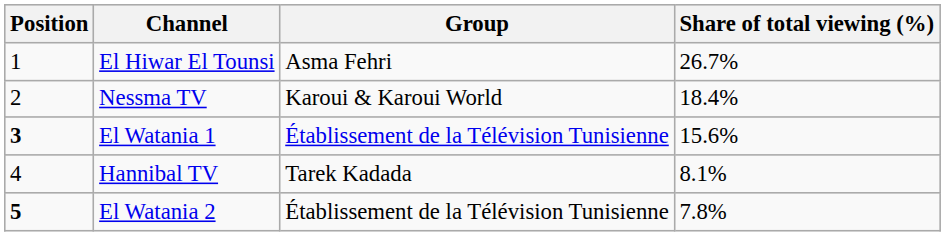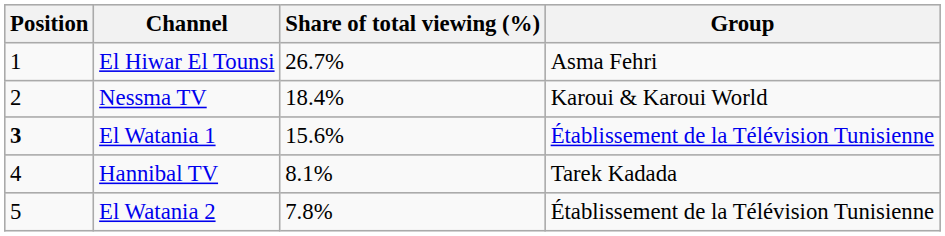columns swapped: (477, 23) <-> (807, 23)
(16, 211) bold -> (16, 211) normal
